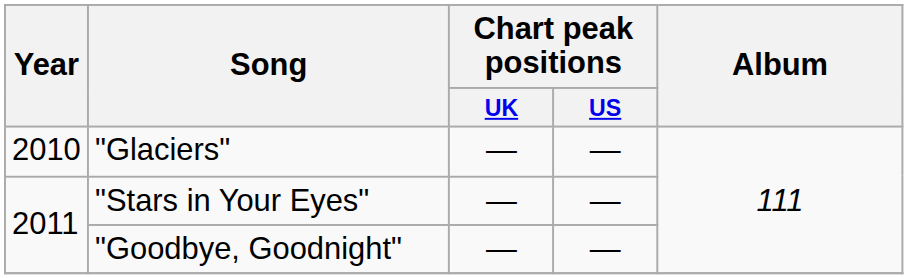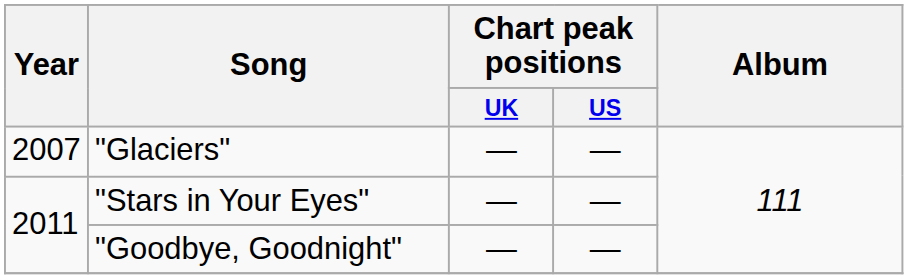(46, 150) 2010 -> (46, 150) 2007
